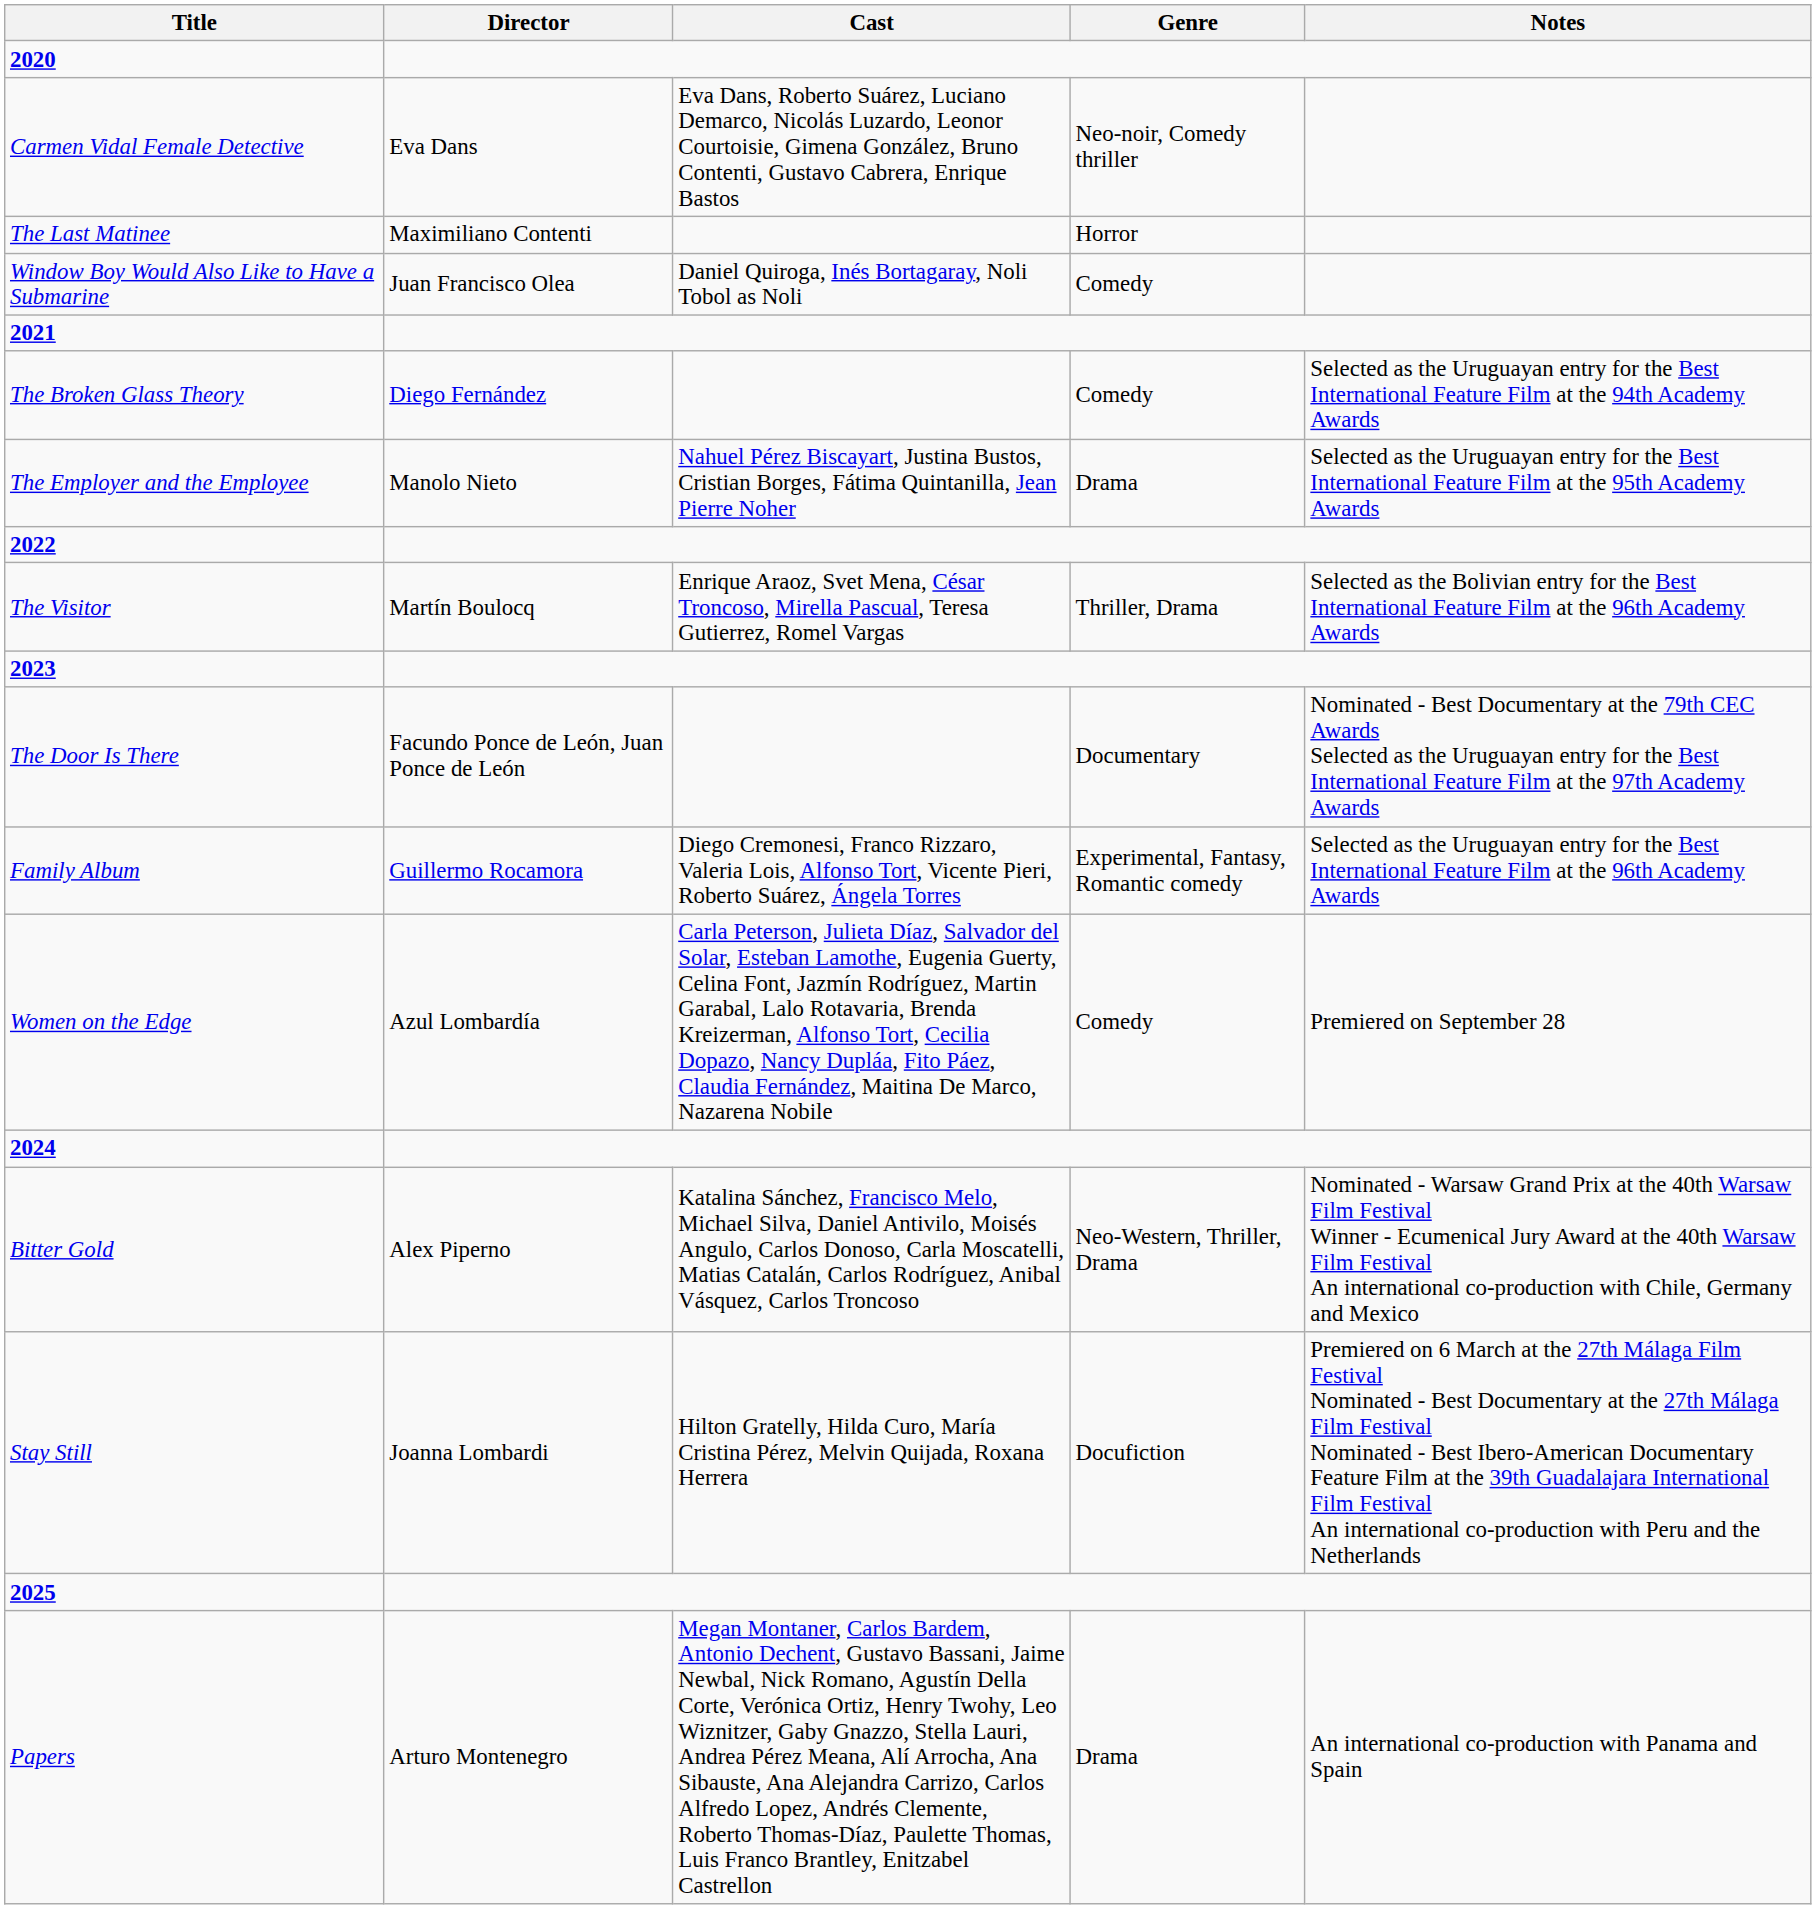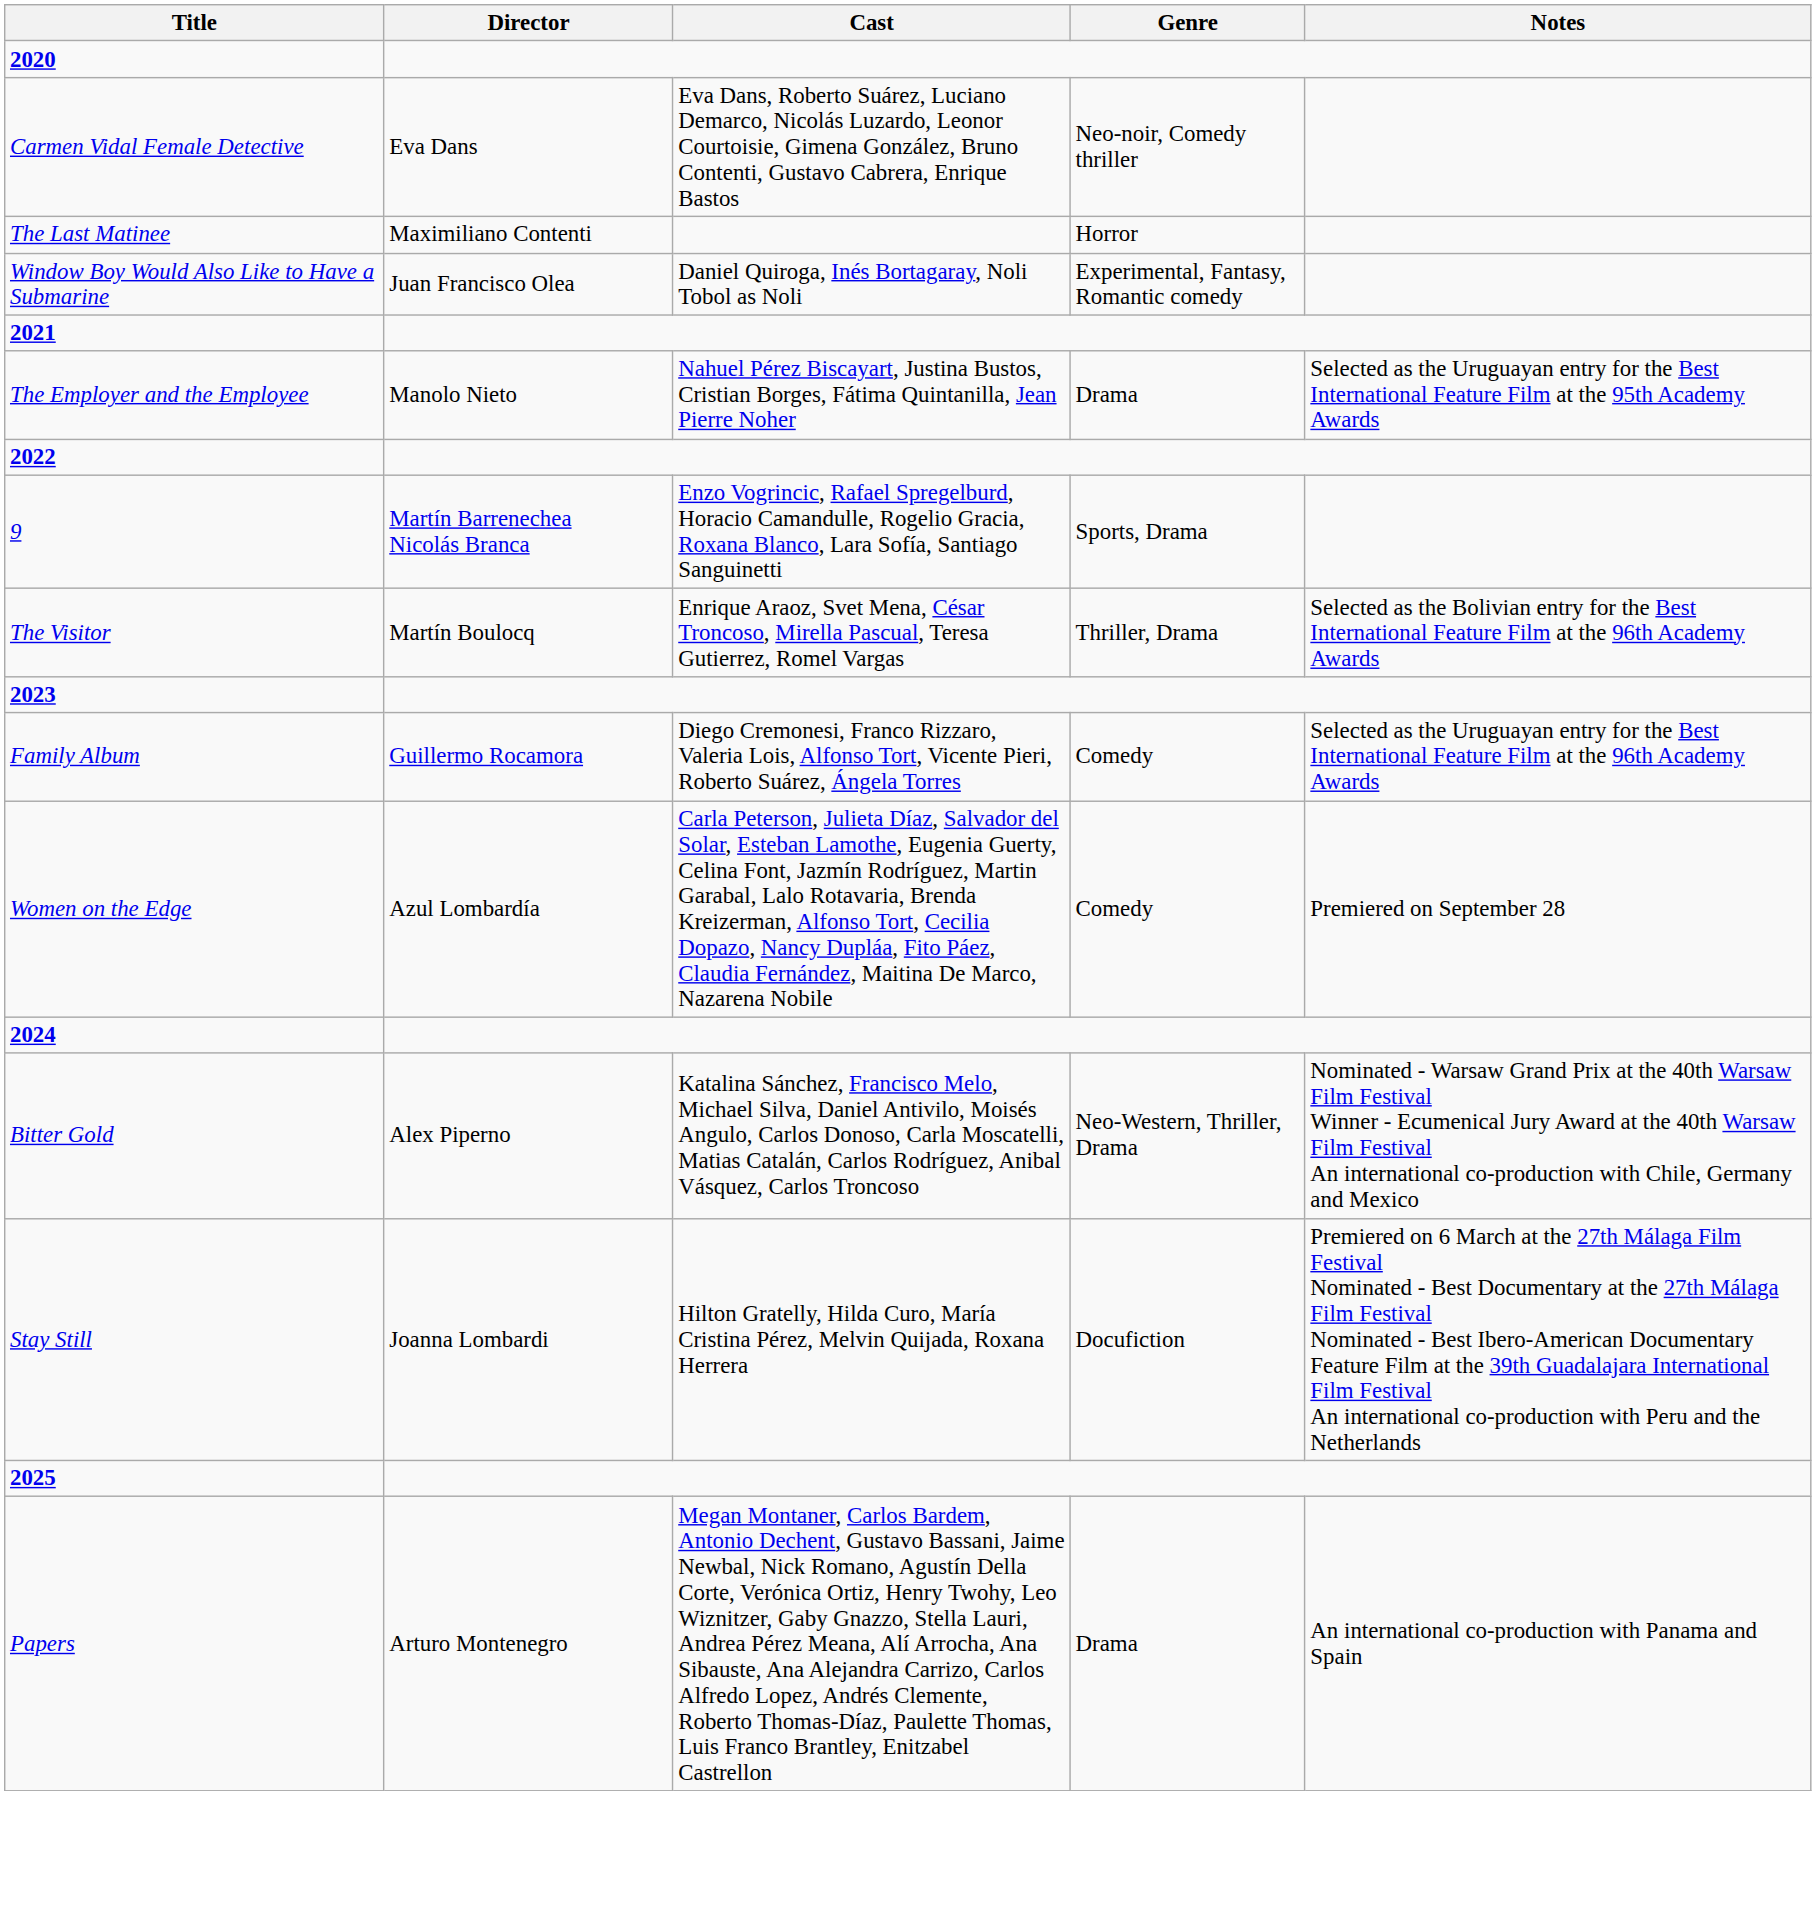(1114, 283) Comedy -> (1181, 283) Experimental, Fantasy, Romantic comedy
- row: (127, 394)
+ row: (16, 531)
- row: (94, 756)
(1181, 869) Experimental, Fantasy, Romantic comedy -> (1114, 756) Comedy
